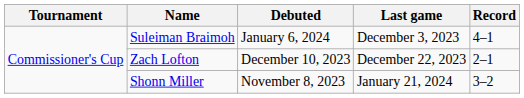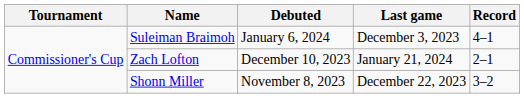(412, 59) December 22, 2023 -> (405, 59) January 21, 2024
(405, 81) January 21, 2024 -> (412, 81) December 22, 2023
